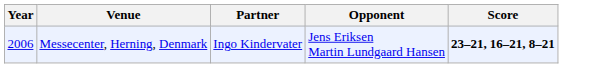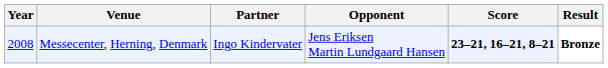+ column: (580, 15)
(20, 44) 2006 -> (20, 44) 2008
